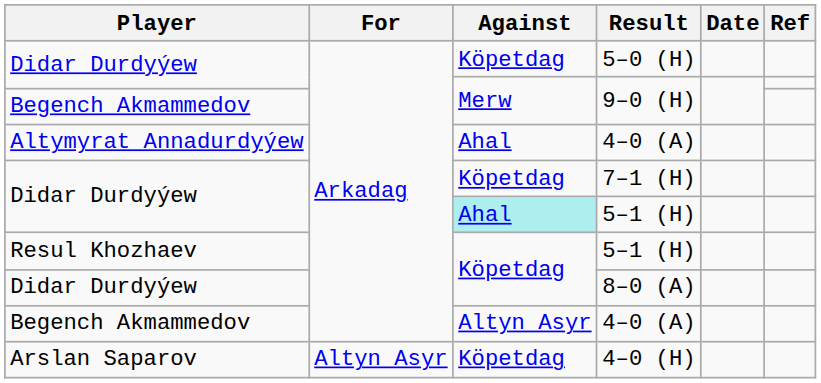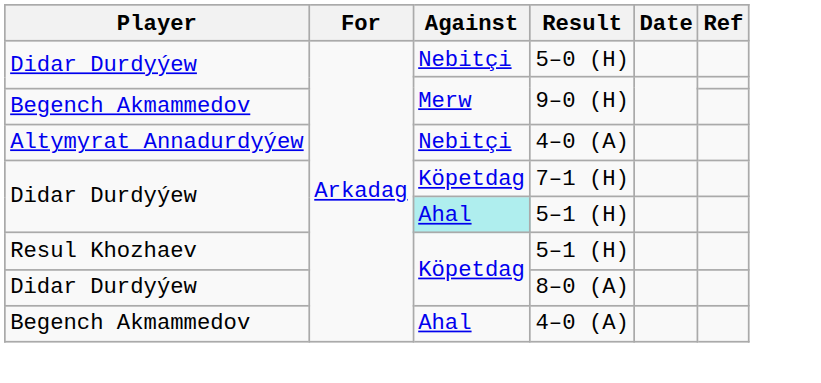(512, 59) Köpetdag -> (465, 59) Nebitçi
(485, 142) Ahal -> (465, 142) Nebitçi
(525, 323) Altyn Asyr -> (445, 323) Ahal
- row: (104, 360)
